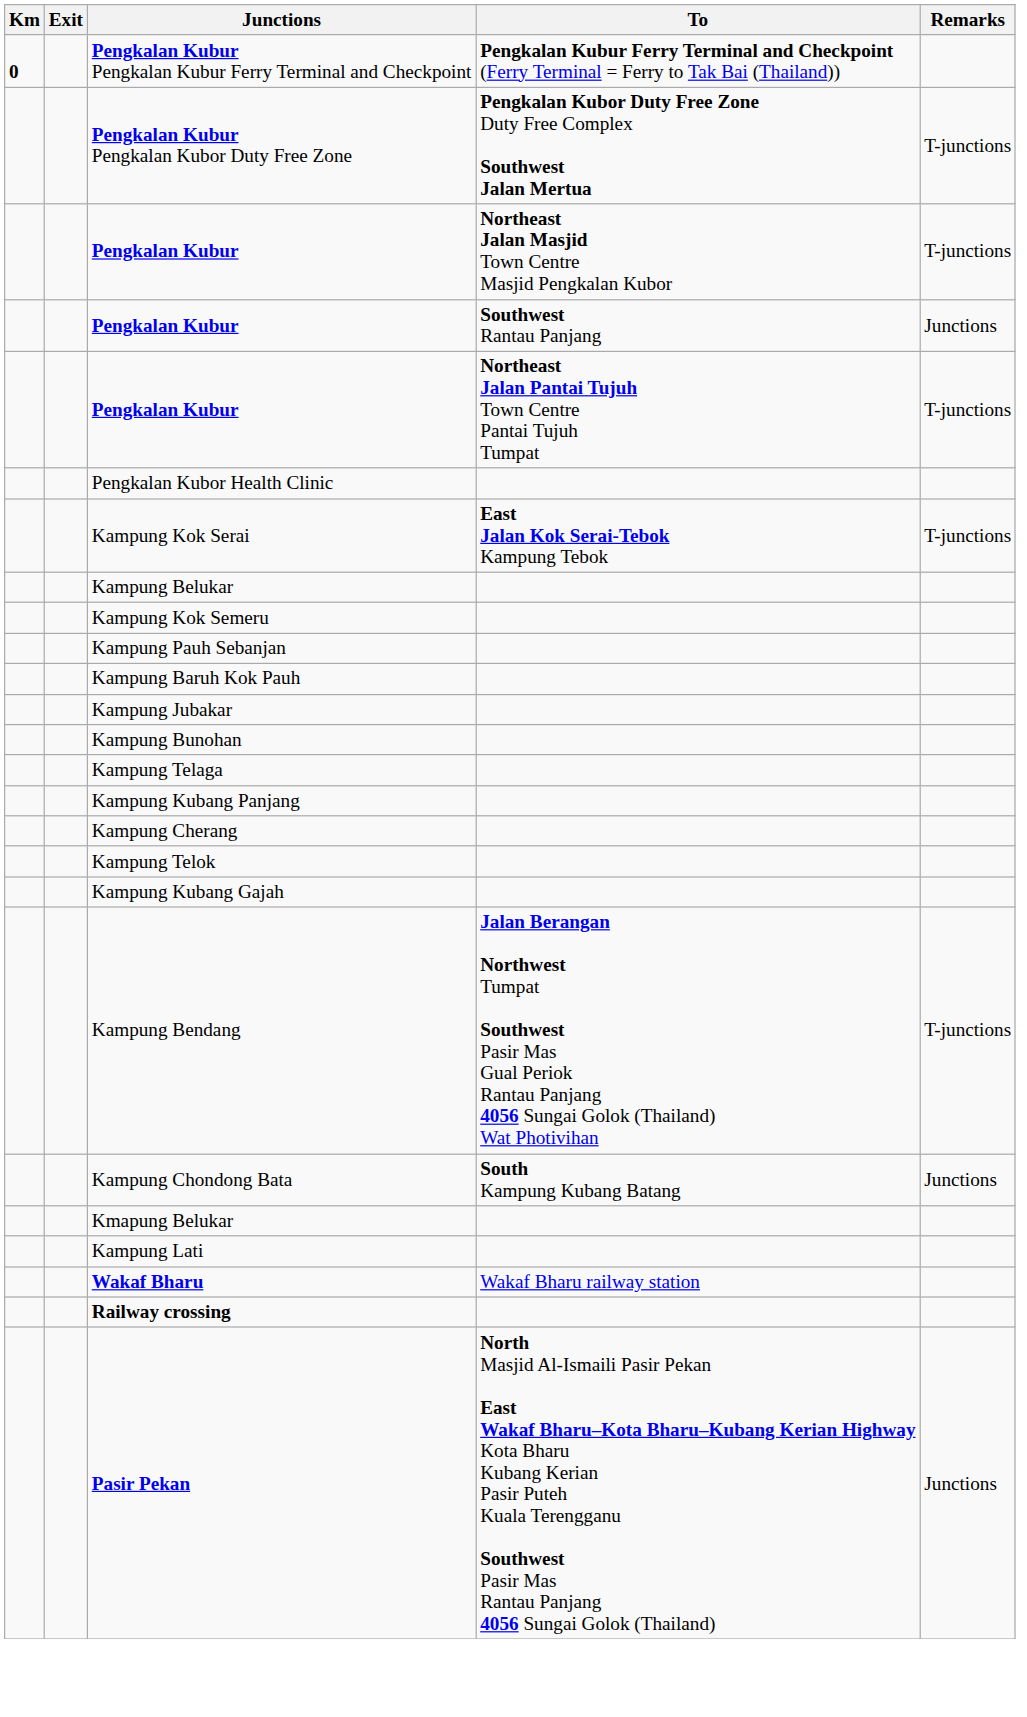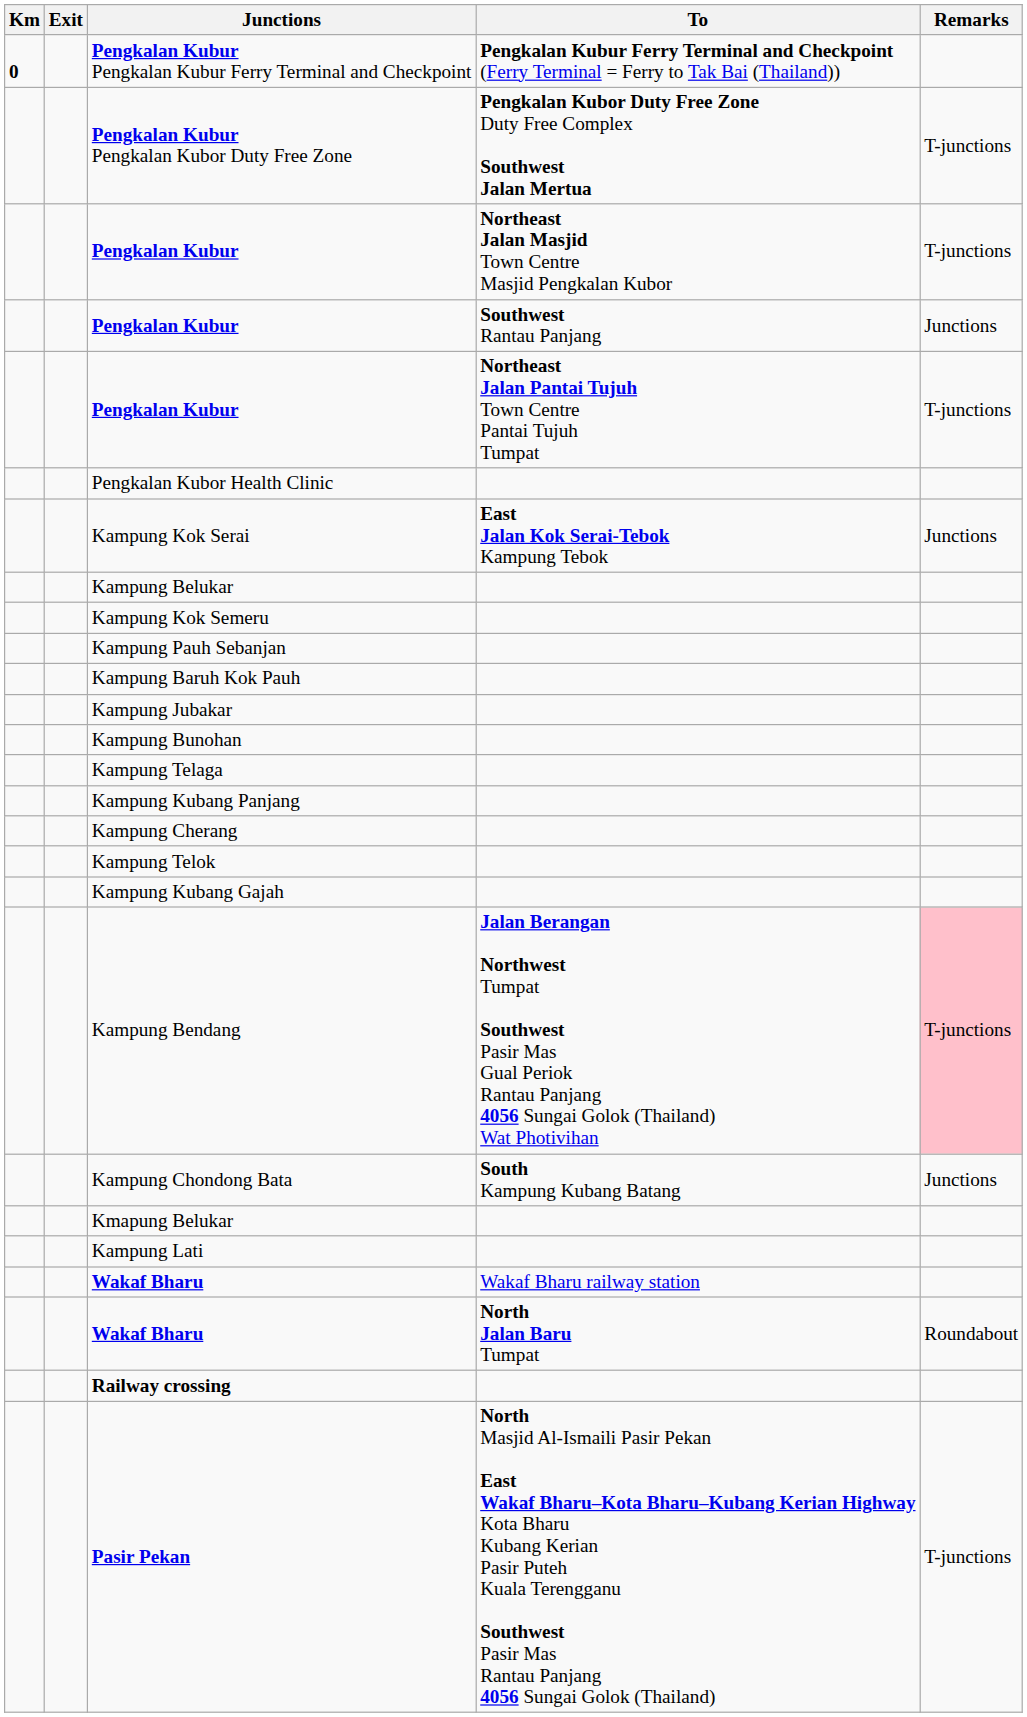(968, 535) T-junctions -> (961, 535) Junctions
(968, 1030) no background -> (968, 1030) pink background
+ row: (148, 1333)
(961, 1482) Junctions -> (968, 1556) T-junctions
